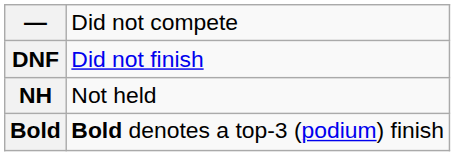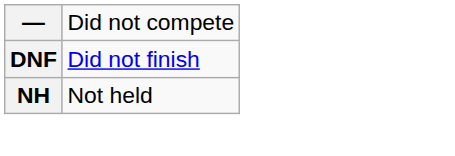- row: (35, 131)
